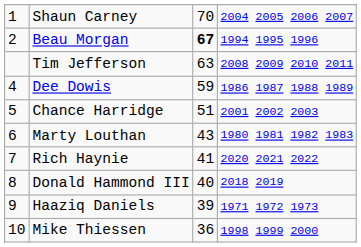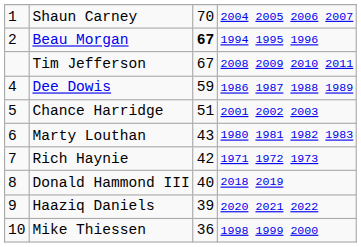(205, 64) 63 -> (205, 64) 67
(205, 159) 41 -> (205, 159) 42
(269, 159) 2020 2021 2022 -> (269, 159) 1971 1972 1973
(269, 206) 1971 1972 1973 -> (269, 206) 2020 2021 2022
